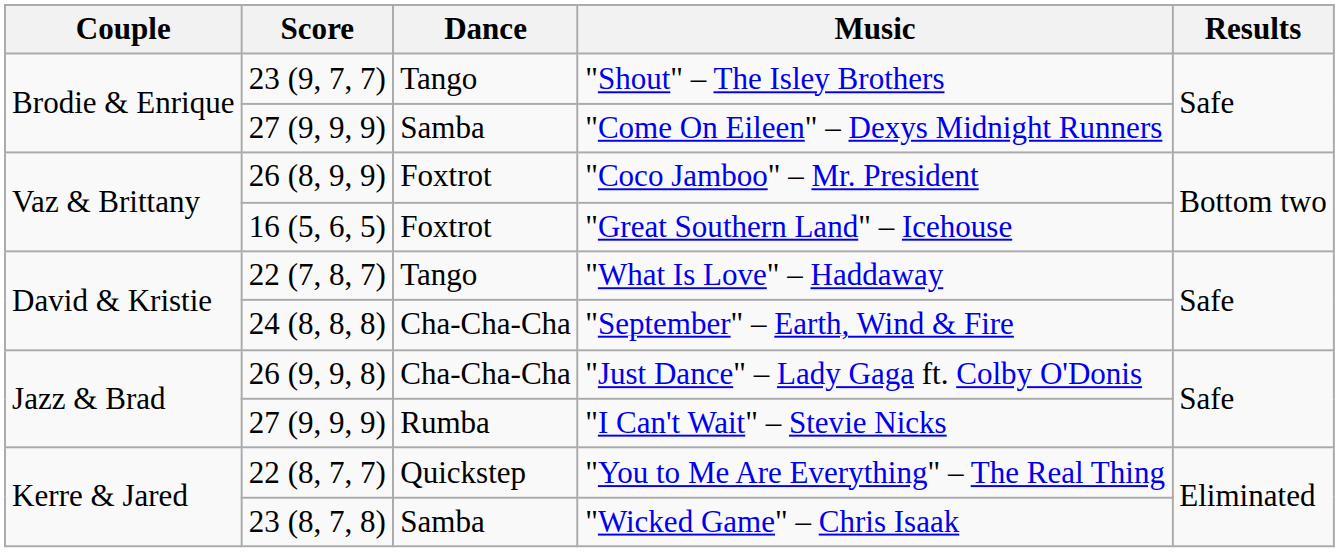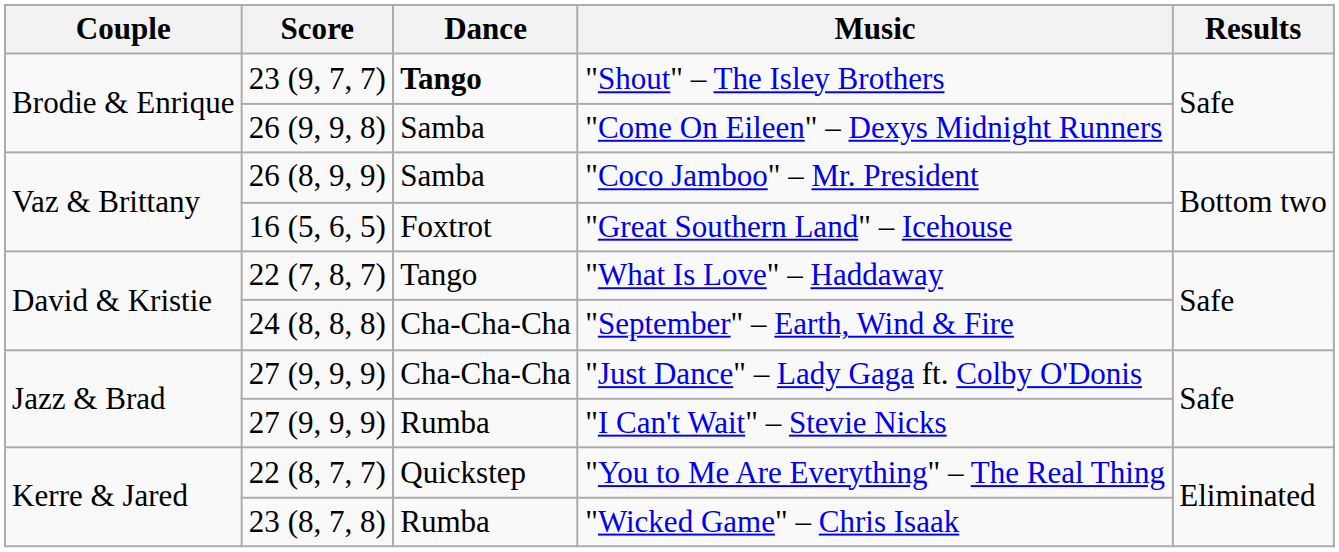(439, 78) normal -> (441, 78) bold
(317, 127) 27 (9, 9, 9) -> (317, 127) 26 (9, 9, 8)
(446, 176) Foxtrot -> (442, 176) Samba
(317, 373) 26 (9, 9, 8) -> (317, 373) 27 (9, 9, 9)
(442, 521) Samba -> (445, 521) Rumba
